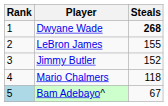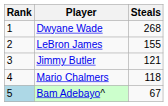(152, 28) bold -> (152, 28) normal
(152, 61) 152 -> (152, 61) 121
